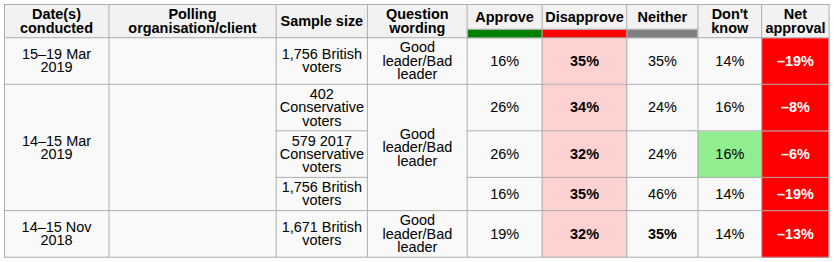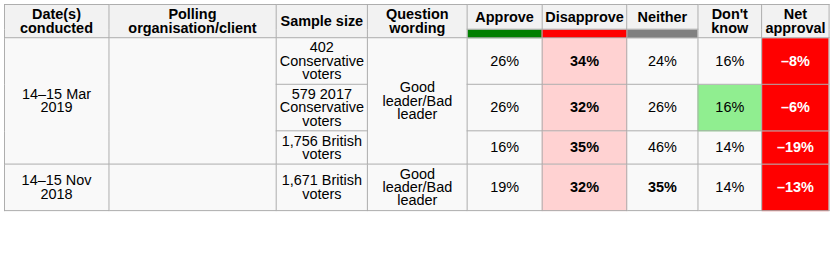- row: (56, 61)
(662, 154) 24% -> (662, 107) 26%
